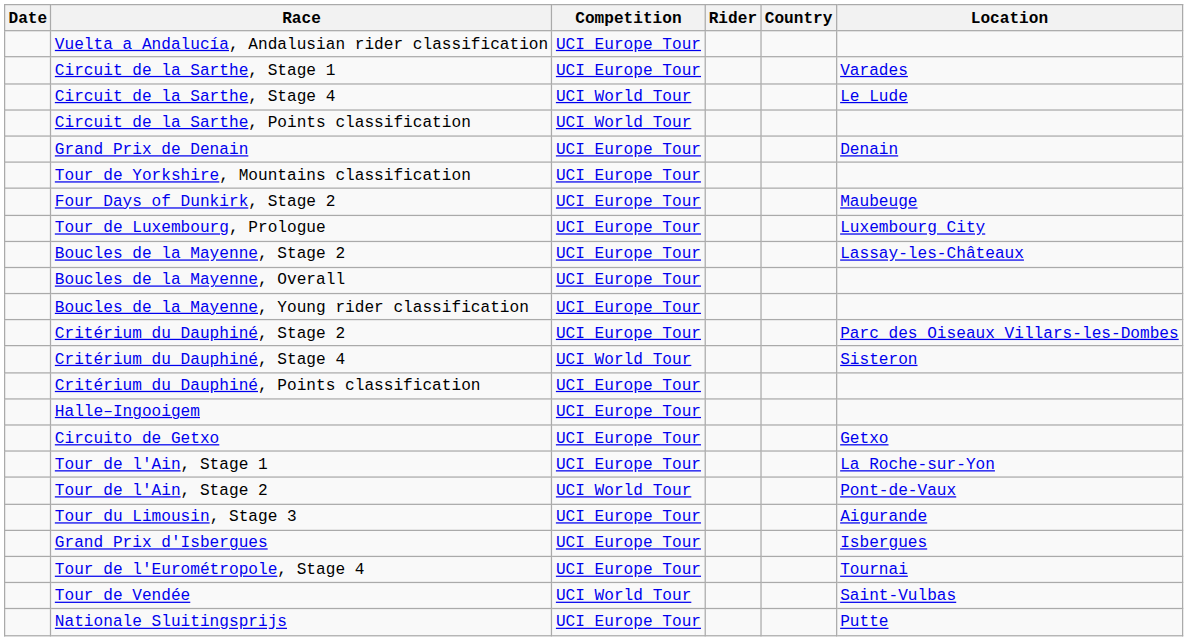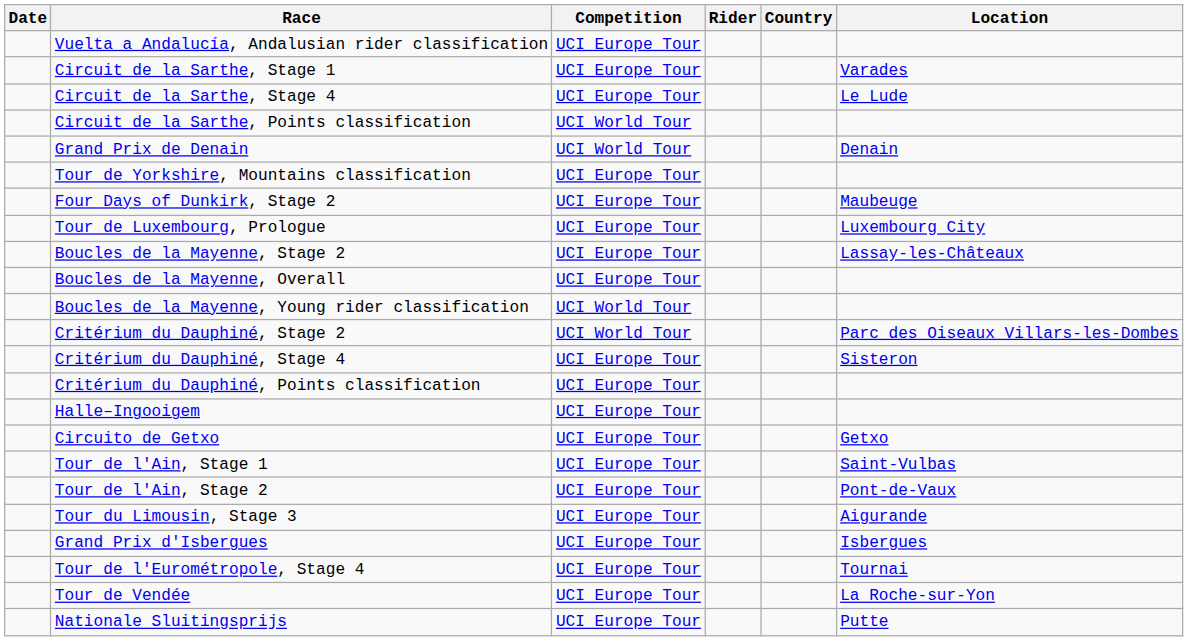(624, 97) UCI World Tour -> (628, 97) UCI Europe Tour
(628, 149) UCI Europe Tour -> (624, 149) UCI World Tour
(628, 307) UCI Europe Tour -> (624, 307) UCI World Tour
(628, 333) UCI Europe Tour -> (624, 333) UCI World Tour
(624, 359) UCI World Tour -> (628, 359) UCI Europe Tour
(918, 464) La Roche-sur-Yon -> (898, 464) Saint-Vulbas
(624, 491) UCI World Tour -> (628, 491) UCI Europe Tour
(624, 596) UCI World Tour -> (628, 596) UCI Europe Tour
(898, 596) Saint-Vulbas -> (918, 596) La Roche-sur-Yon
